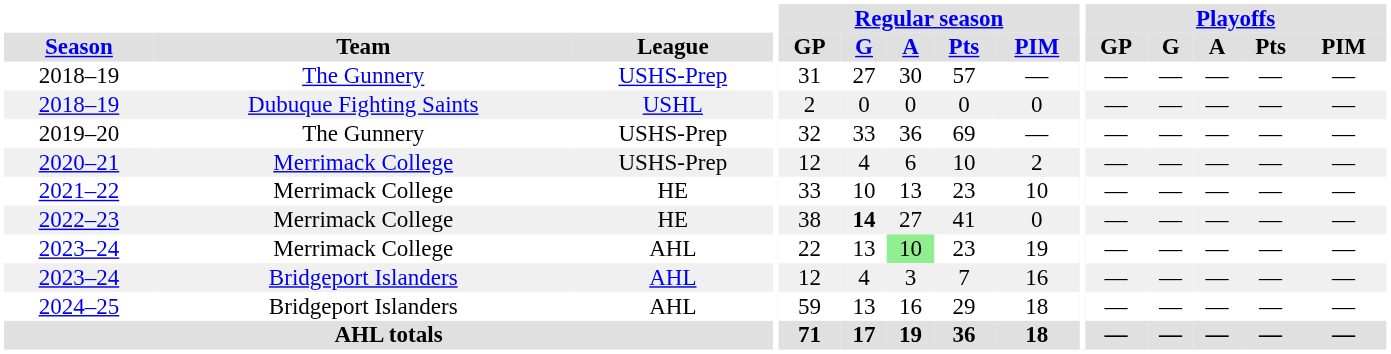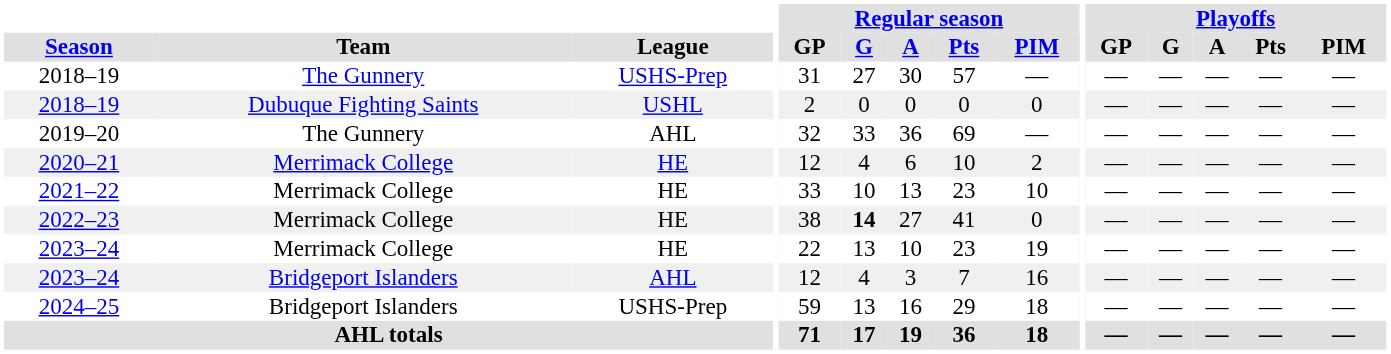(673, 133) USHS-Prep -> (673, 133) AHL
(673, 162) USHS-Prep -> (673, 162) HE
(673, 248) AHL -> (673, 248) HE
(911, 248) lightgreen background -> (911, 248) no background
(673, 306) AHL -> (673, 306) USHS-Prep
